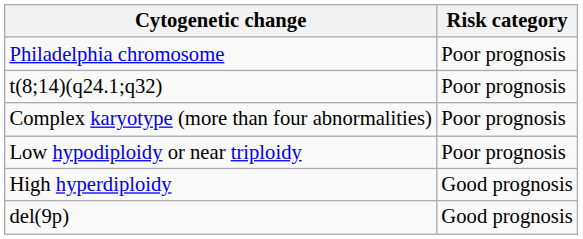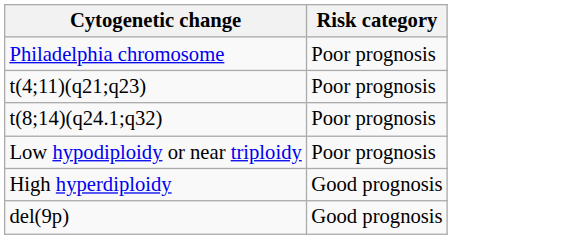+ row: (78, 86)
- row: (221, 119)
